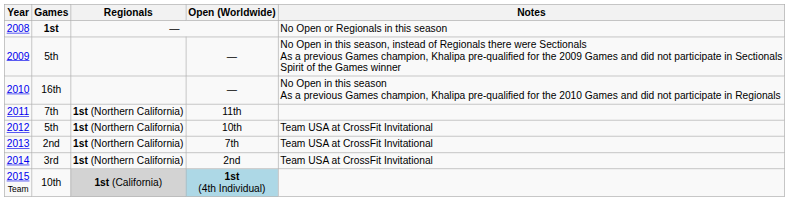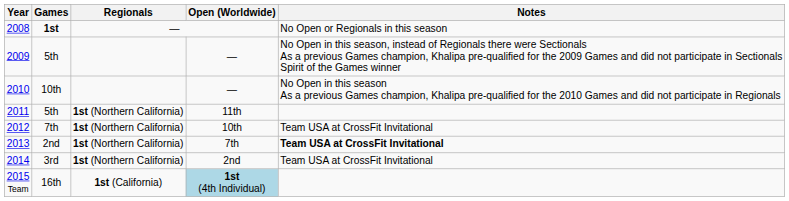(51, 90) 16th -> (51, 90) 10th
(51, 112) 7th -> (51, 112) 5th
(51, 128) 5th -> (51, 128) 7th
(357, 144) normal -> (362, 144) bold
(51, 182) 10th -> (51, 182) 16th
(128, 182) lightgrey background -> (128, 182) no background
